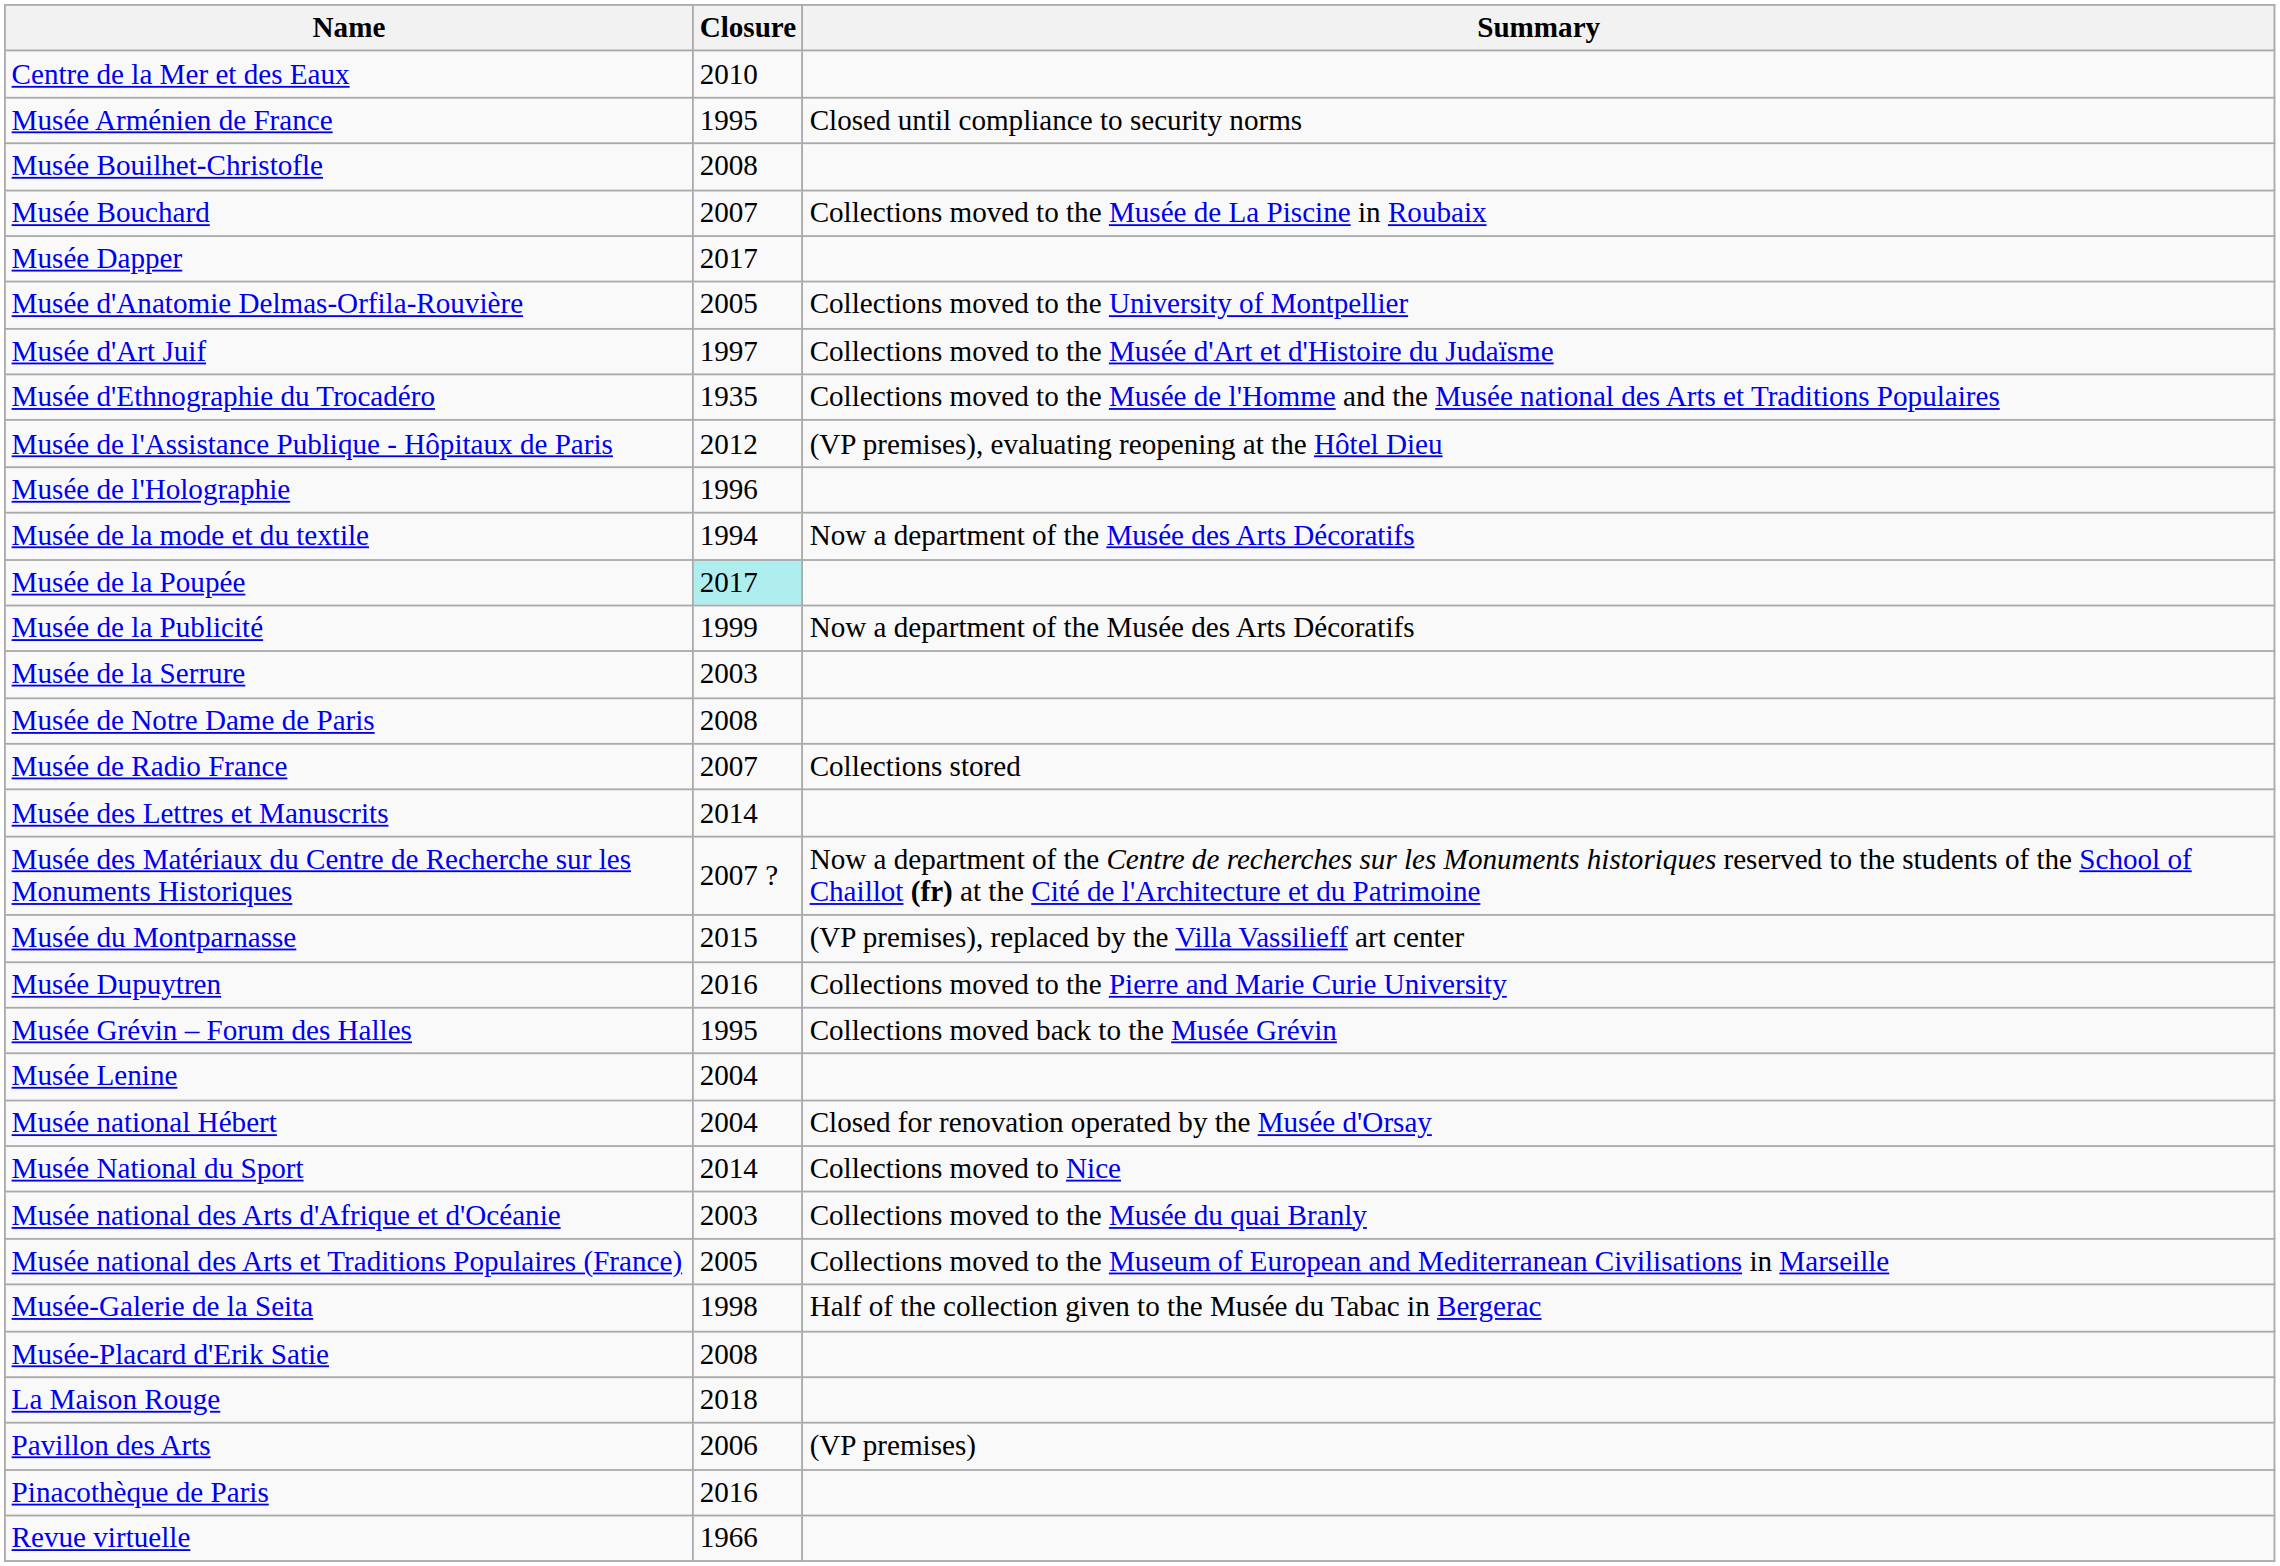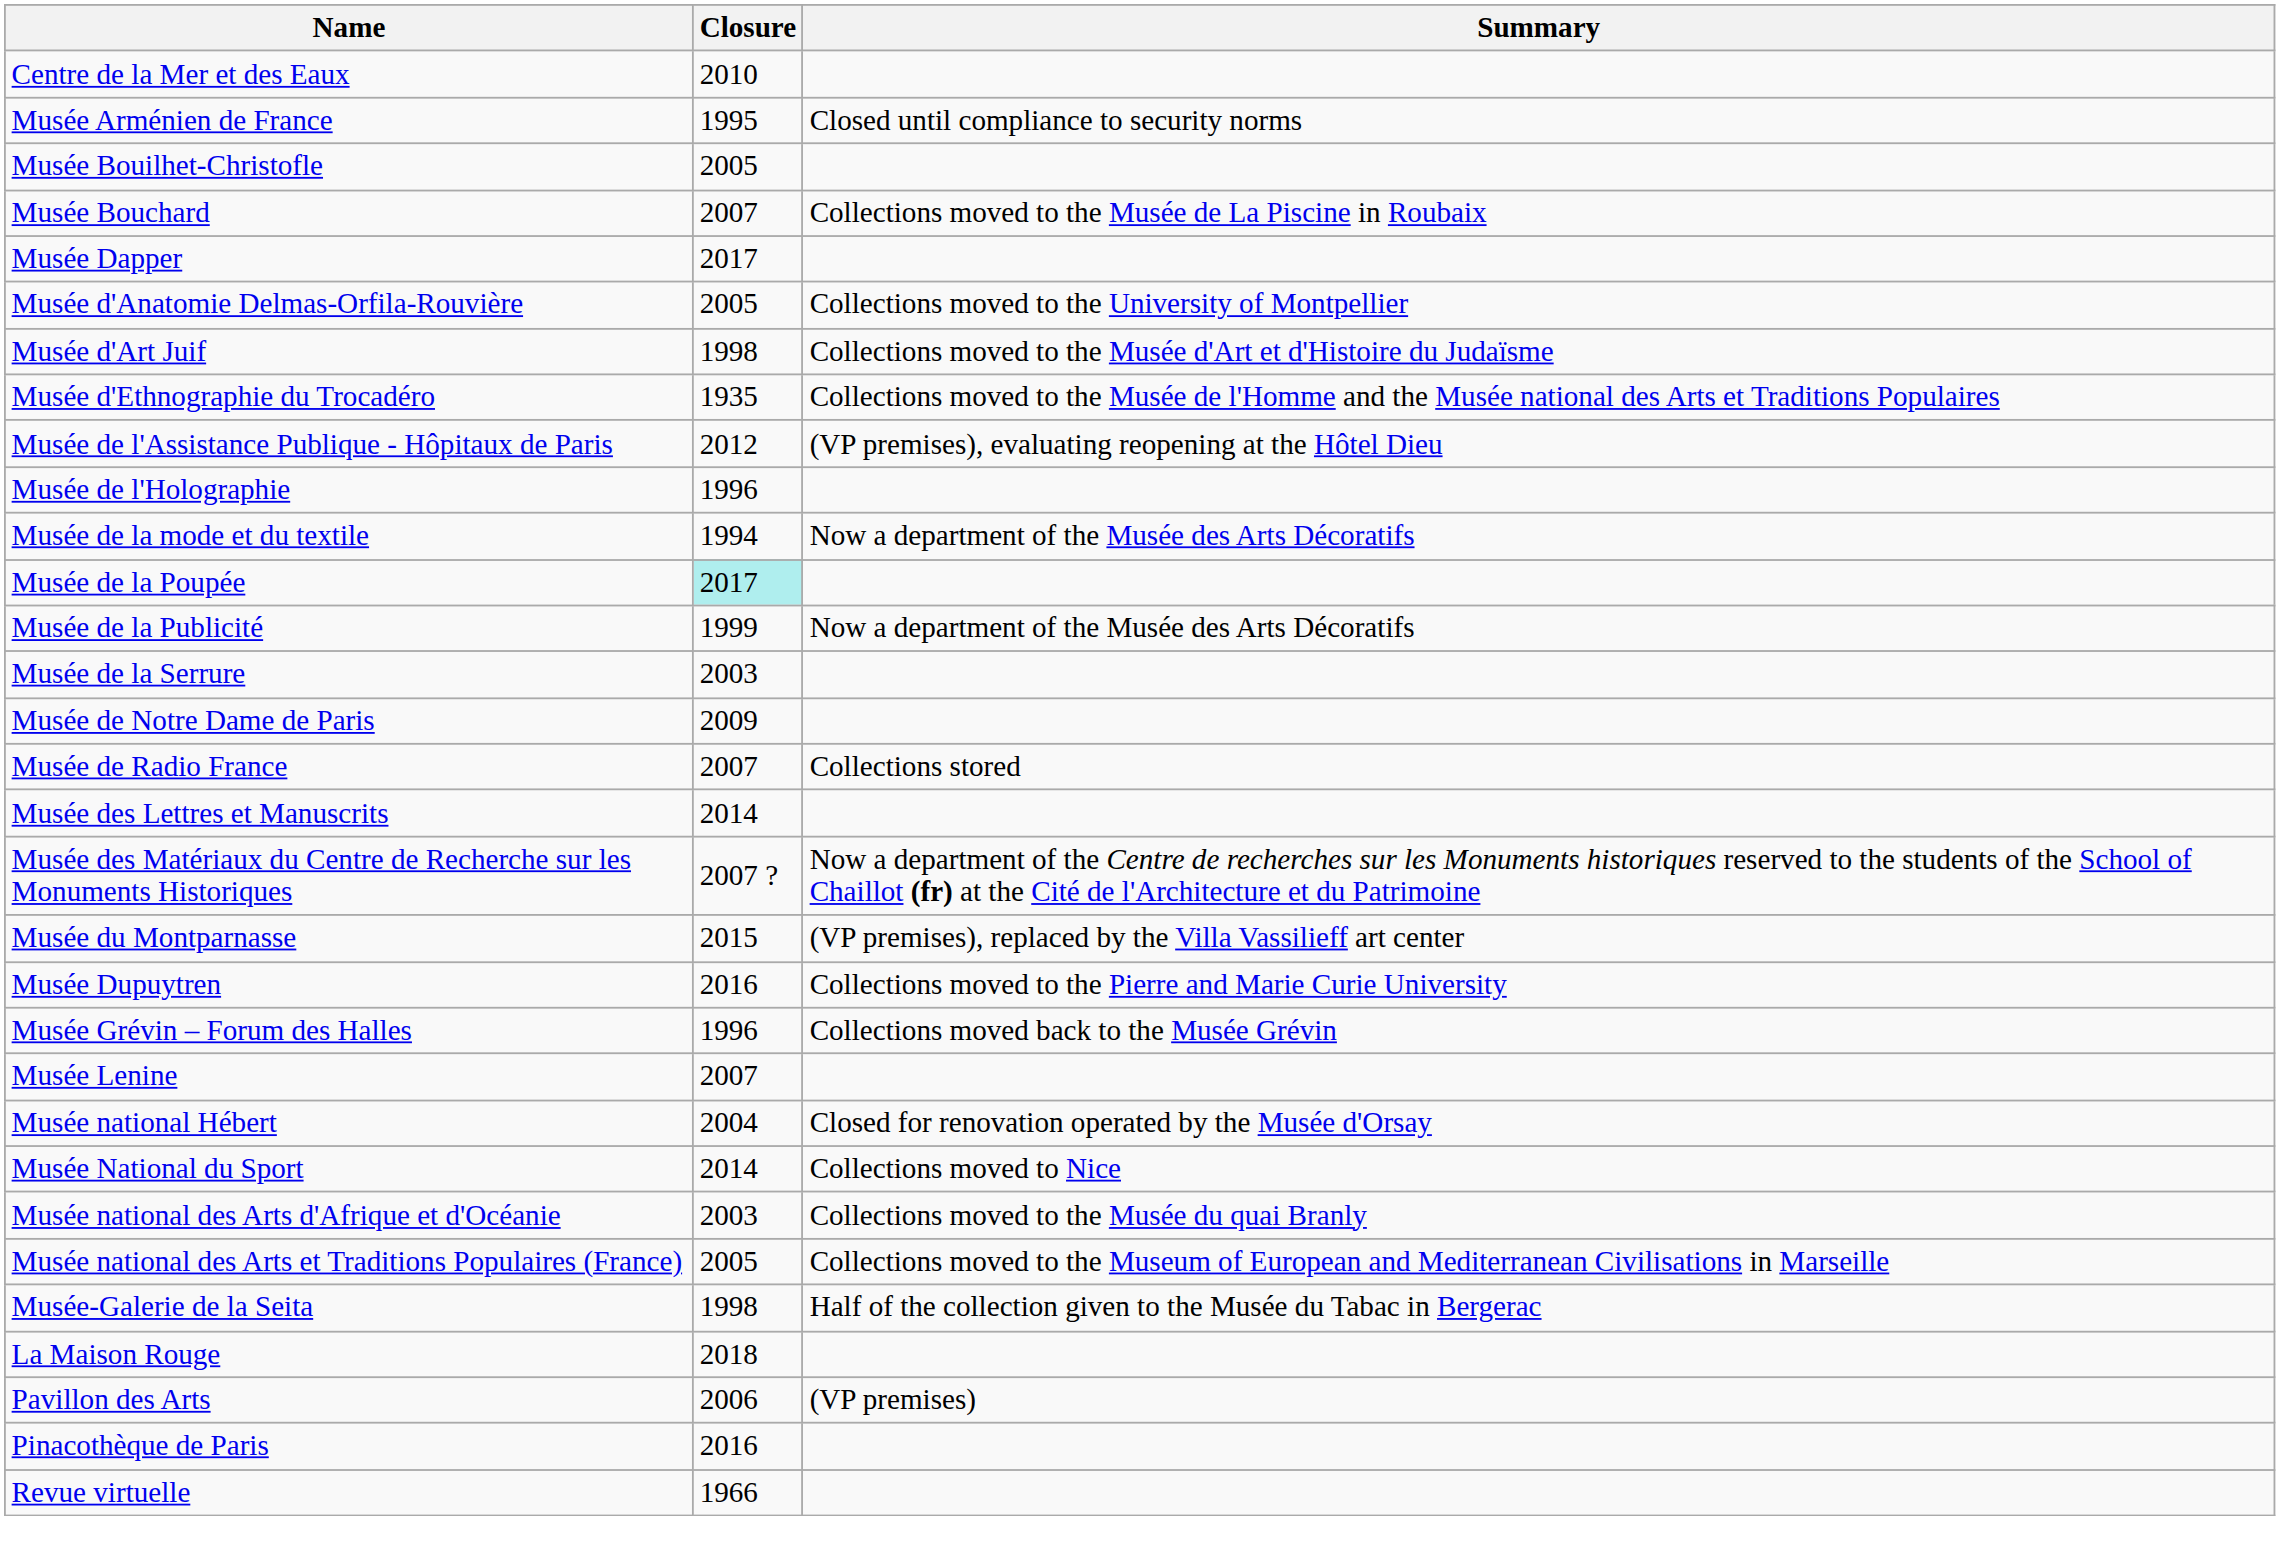(729, 166) 2008 -> (729, 166) 2005
(729, 350) 1997 -> (729, 350) 1998
(729, 720) 2008 -> (729, 720) 2009
(729, 1030) 1995 -> (729, 1030) 1996
(729, 1076) 2004 -> (729, 1076) 2007
- row: (170, 1353)
